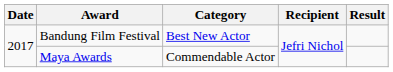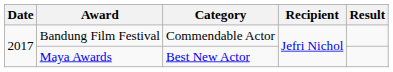(208, 35) Best New Actor -> (221, 35) Commendable Actor
(221, 56) Commendable Actor -> (208, 56) Best New Actor
